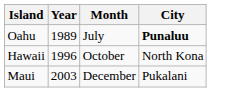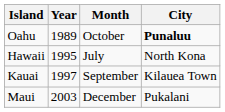(93, 35) July -> (104, 35) October
(64, 55) 1996 -> (64, 55) 1995
(104, 55) October -> (93, 55) July
+ row: (23, 76)
